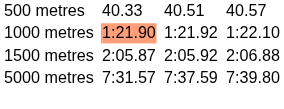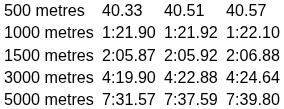(129, 33) lightsalmon background -> (129, 33) no background
+ row: (49, 77)
